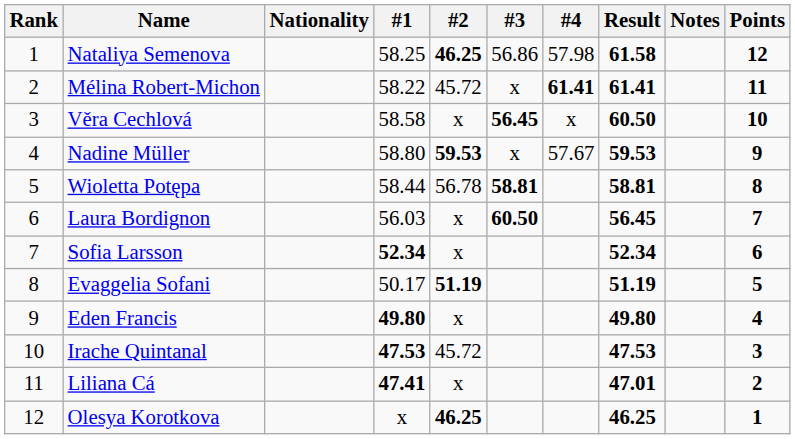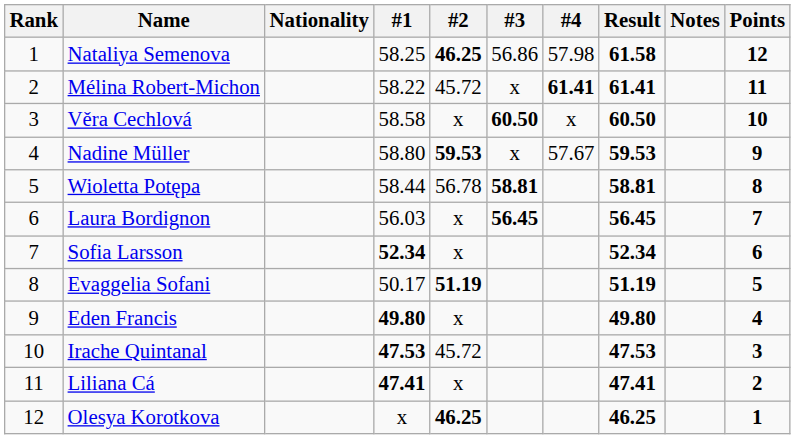(515, 119) 56.45 -> (515, 119) 60.50
(515, 218) 60.50 -> (515, 218) 56.45
(632, 383) 47.01 -> (632, 383) 47.41
